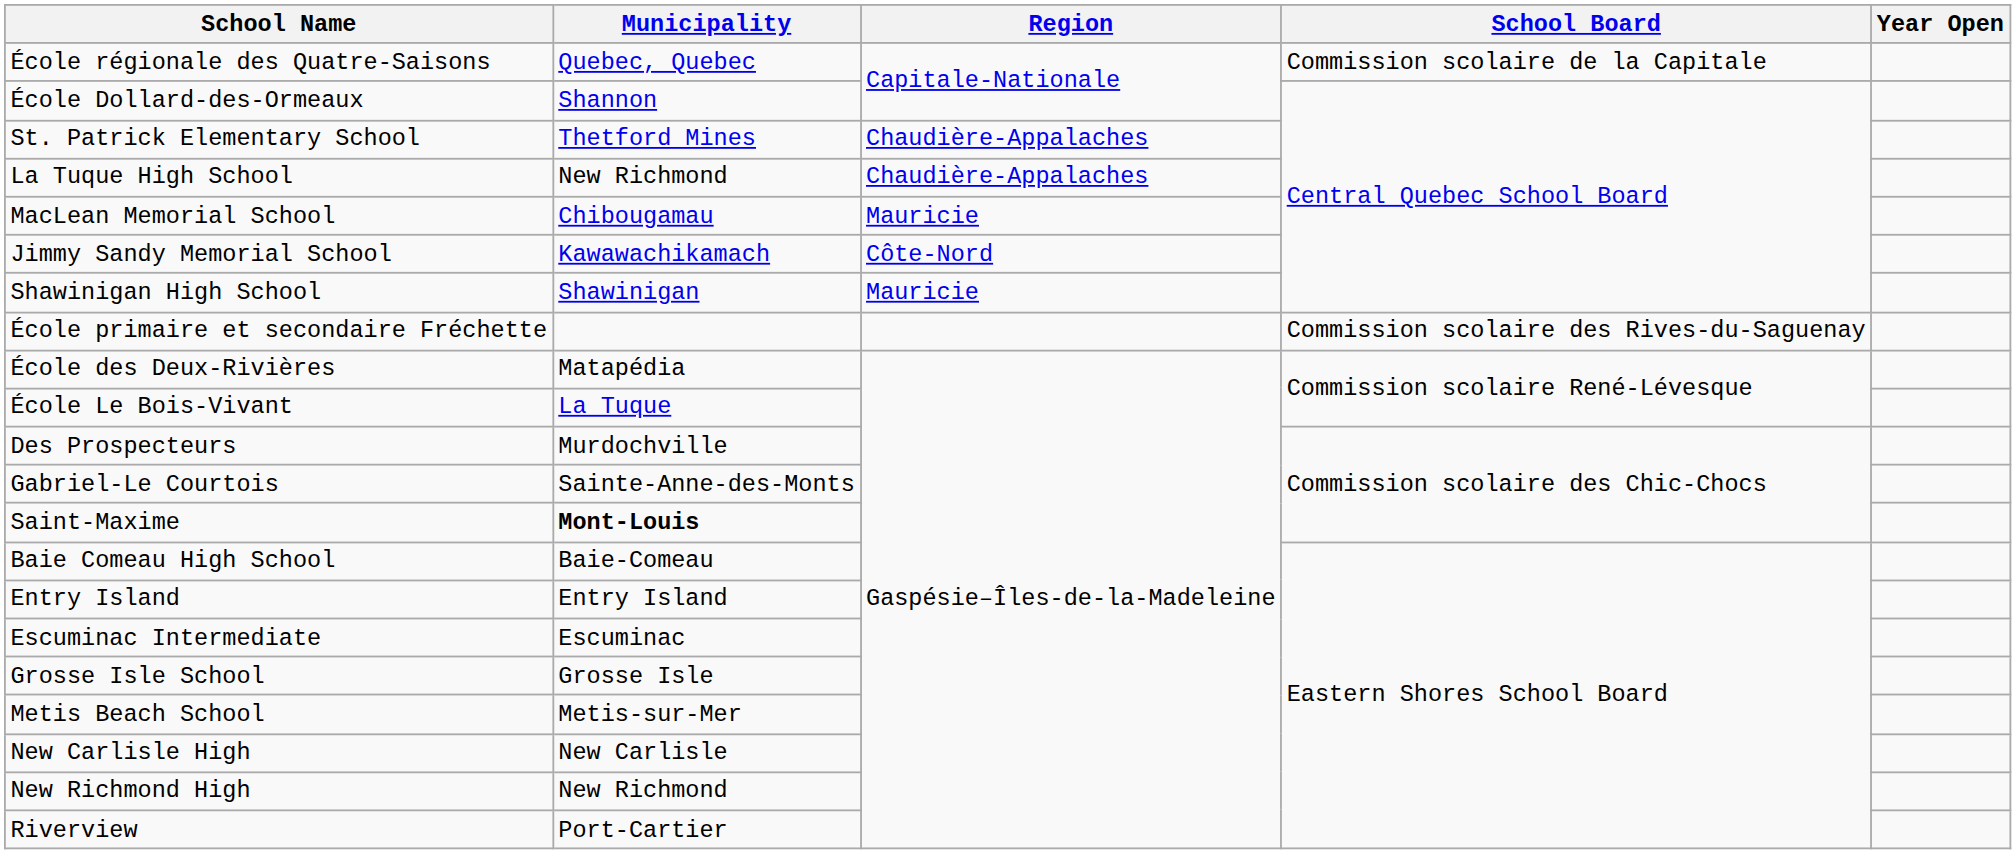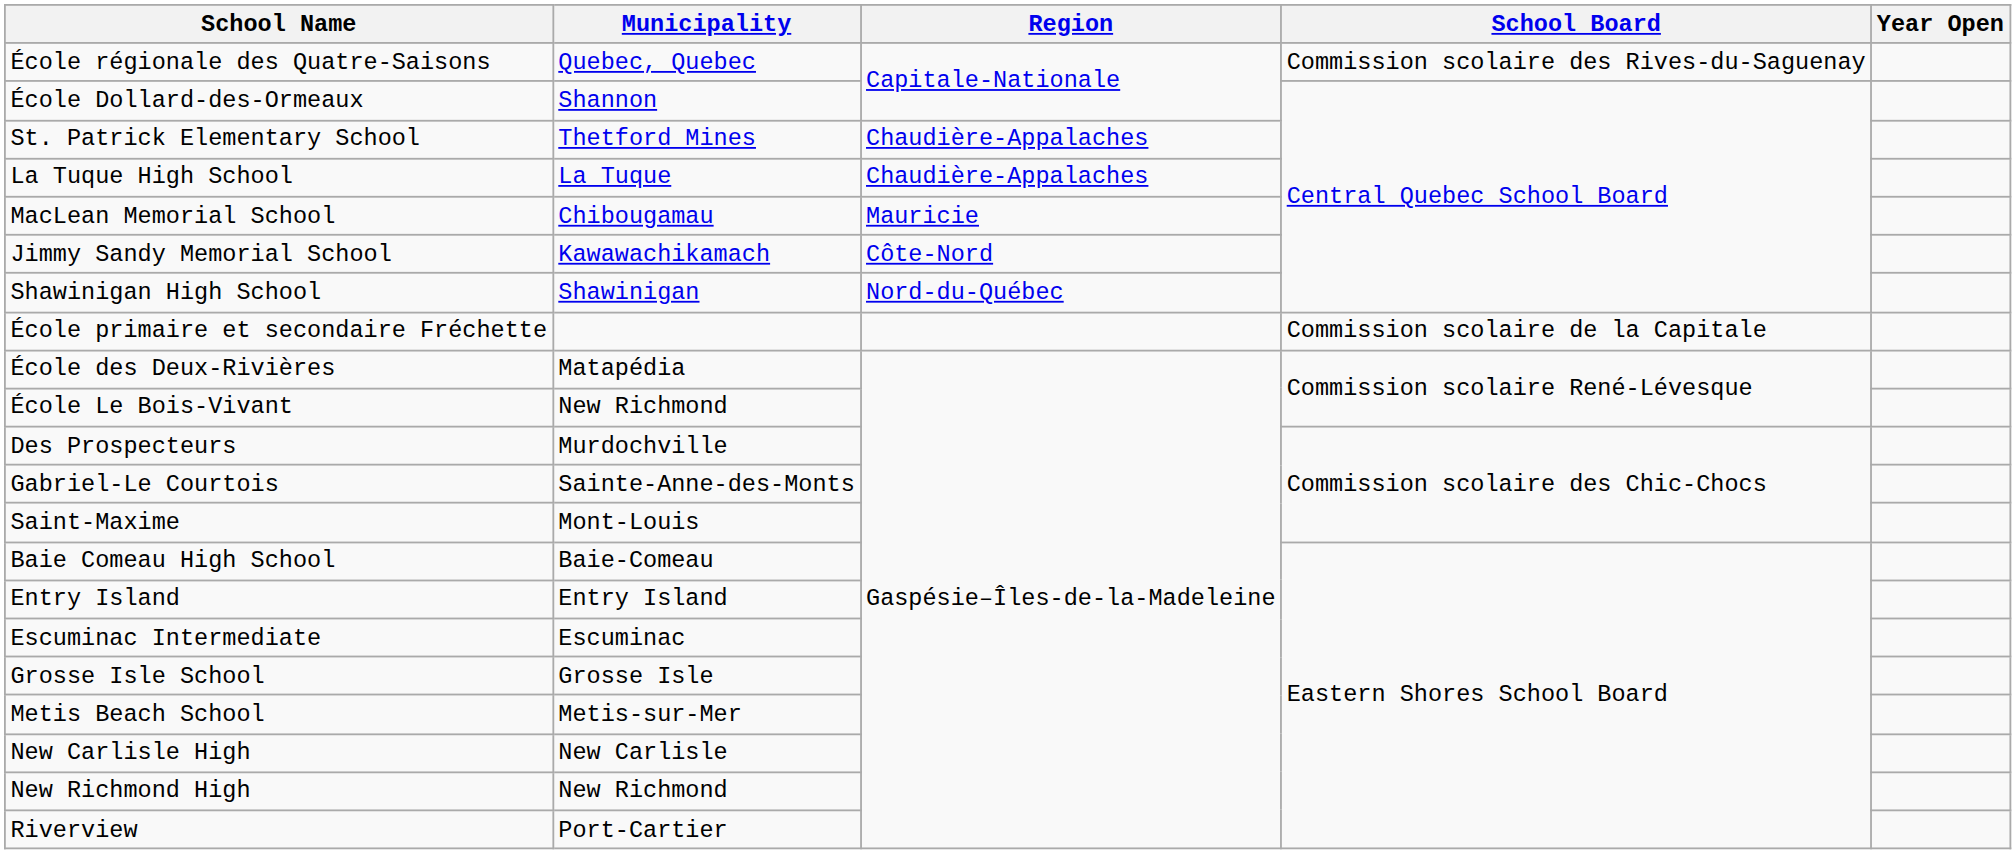(1527, 62) Commission scolaire de la Capitale -> (1576, 62) Commission scolaire des Rives-du-Saguenay
(643, 177) New Richmond -> (615, 177) La Tuque
(923, 293) Mauricie -> (965, 293) Nord-du-Québec
(1576, 331) Commission scolaire des Rives-du-Saguenay -> (1527, 331) Commission scolaire de la Capitale
(615, 408) La Tuque -> (643, 408) New Richmond
(629, 523) bold -> (629, 523) normal
